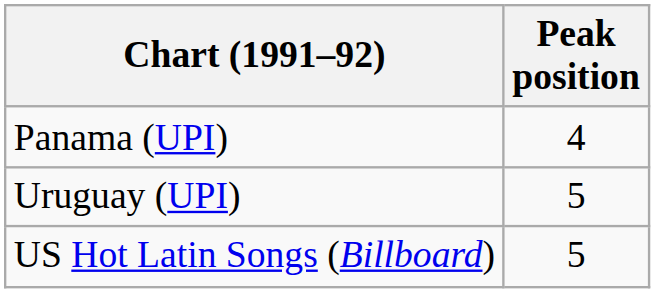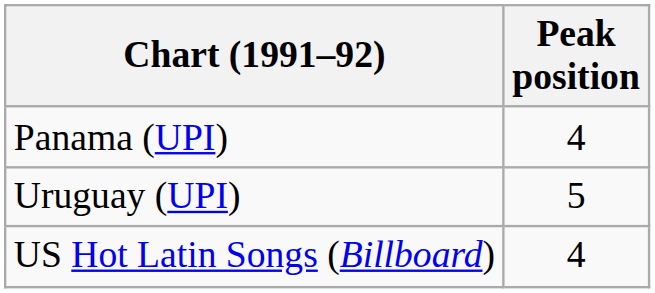(576, 255) 5 -> (576, 255) 4
